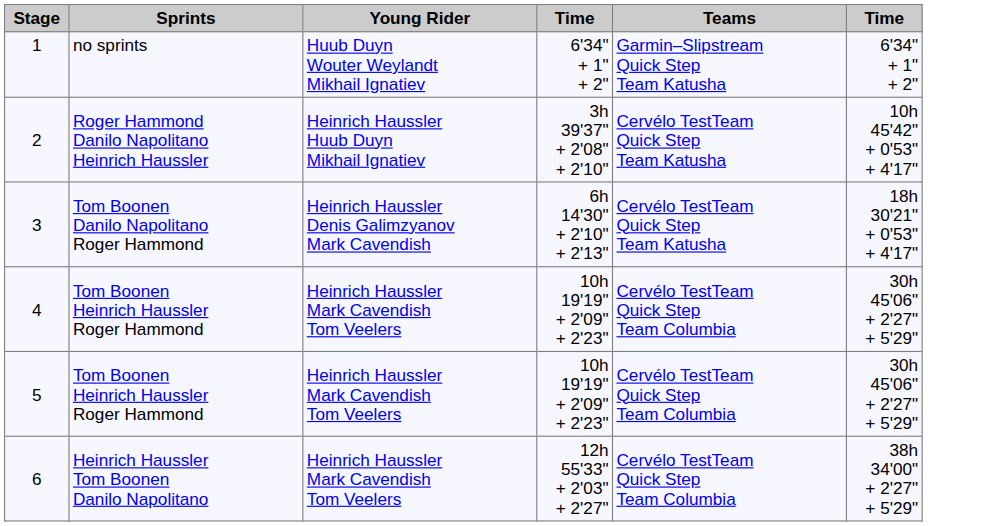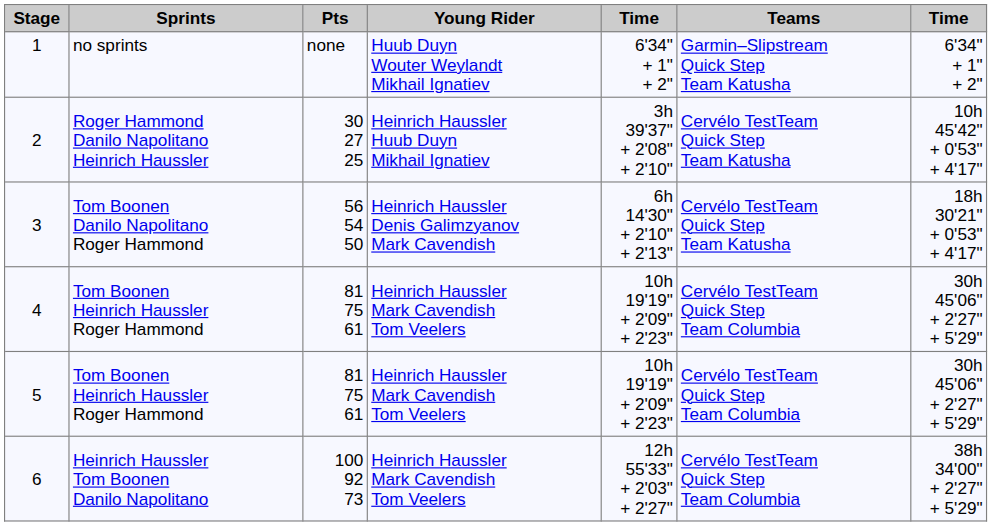+ column: (335, 18)
